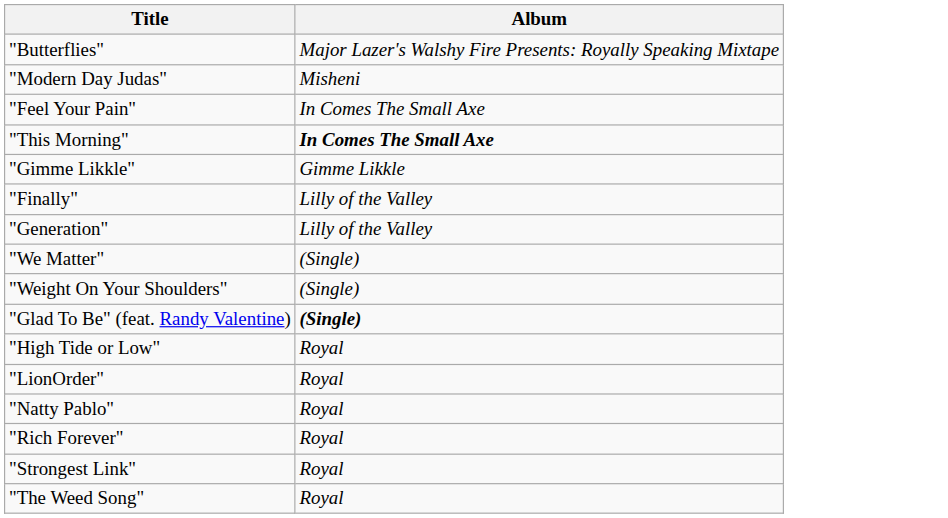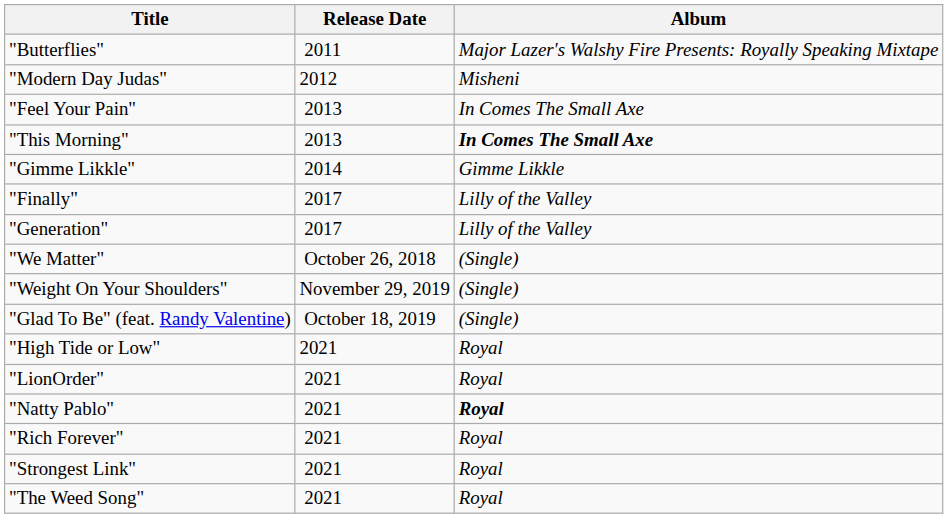+ column: (375, 19)
(330, 318) bold -> (489, 318) normal
(322, 408) normal -> (481, 408) bold
